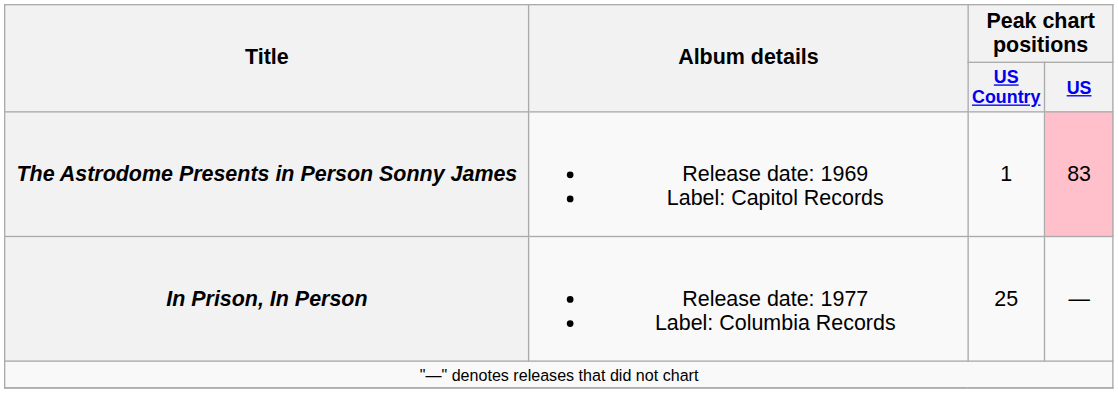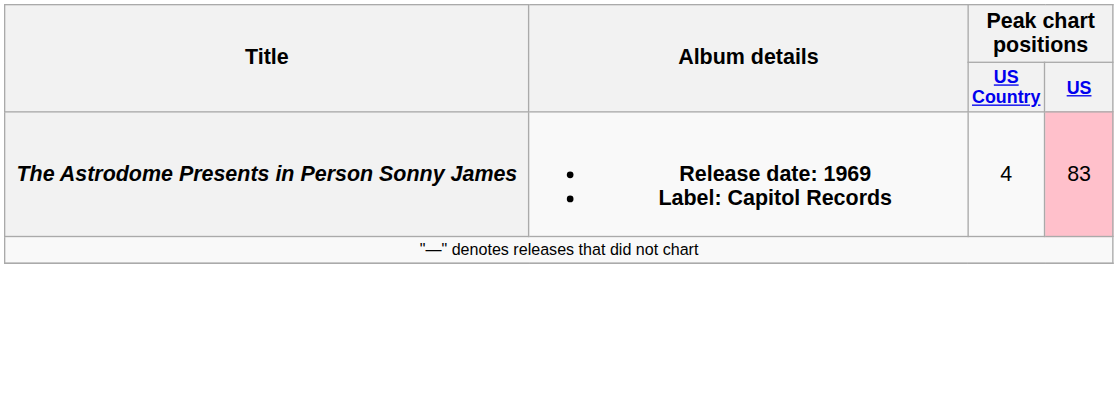(748, 186) normal -> (748, 186) bold
(1006, 173) 1 -> (1006, 173) 4
- row: (267, 298)
